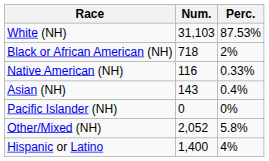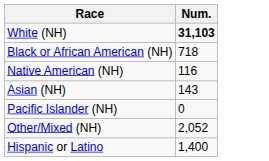- column: (241, 14)
(196, 33) normal -> (196, 33) bold
